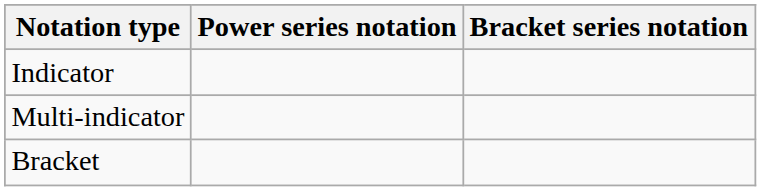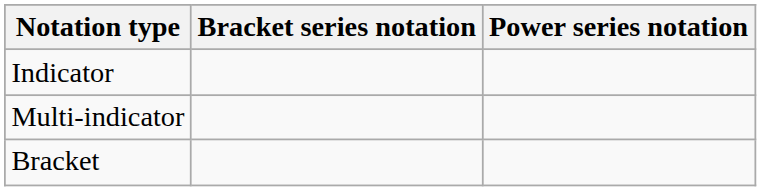columns swapped: (327, 26) <-> (609, 26)
